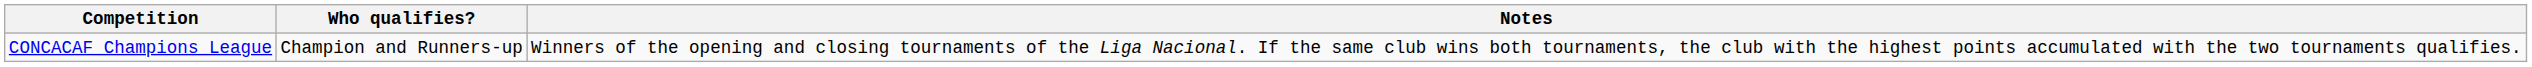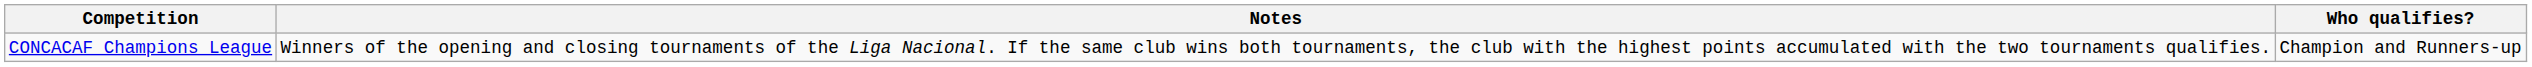columns swapped: (402, 19) <-> (1526, 19)
